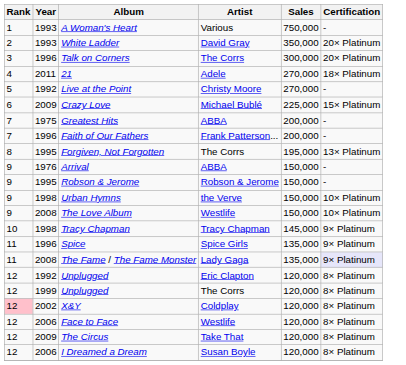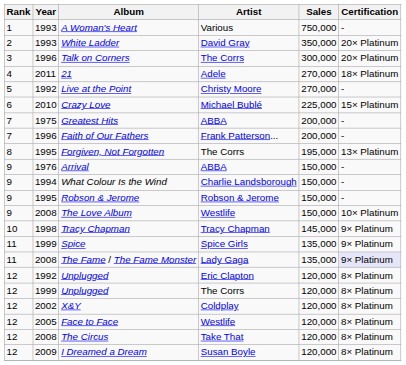(46, 105) 2009 -> (46, 105) 2010
+ row: (114, 182)
- row: (91, 197)
(46, 244) 1996 -> (46, 244) 1999
(12, 306) pink background -> (12, 306) no background
(46, 321) 2006 -> (46, 321) 2005
(46, 337) 2009 -> (46, 337) 2008
(46, 352) 2006 -> (46, 352) 2009
